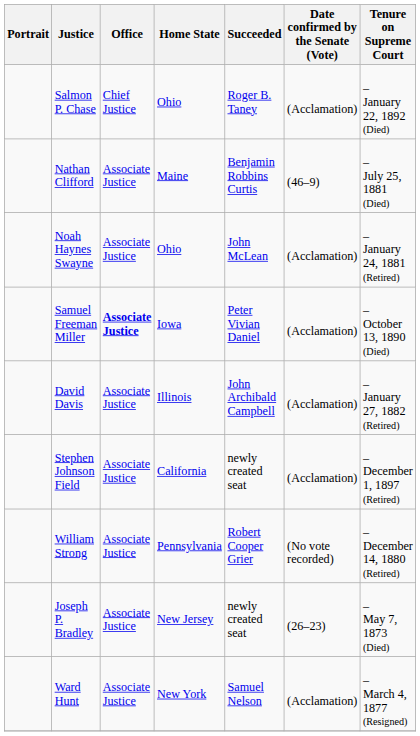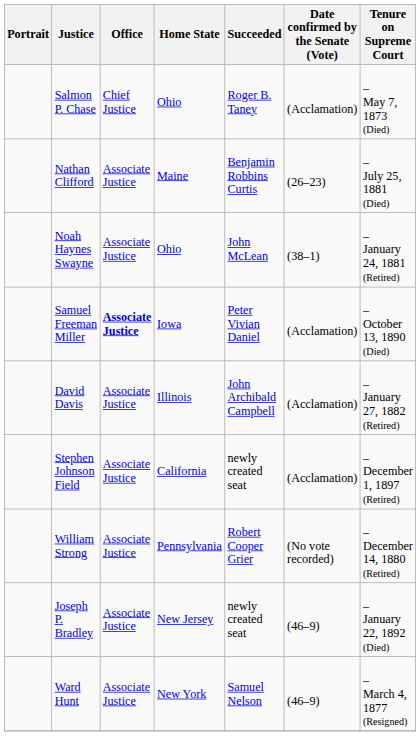(384, 108) – January 22, 1892 (Died) -> (380, 108) – May 7, 1873 (Died)
(303, 182) (46–9) -> (306, 182) (26–23)
(322, 256) (Acclamation) -> (303, 256) (38–1)
(306, 626) (26–23) -> (303, 626) (46–9)
(380, 626) – May 7, 1873 (Died) -> (384, 626) – January 22, 1892 (Died)
(322, 700) (Acclamation) -> (303, 700) (46–9)
